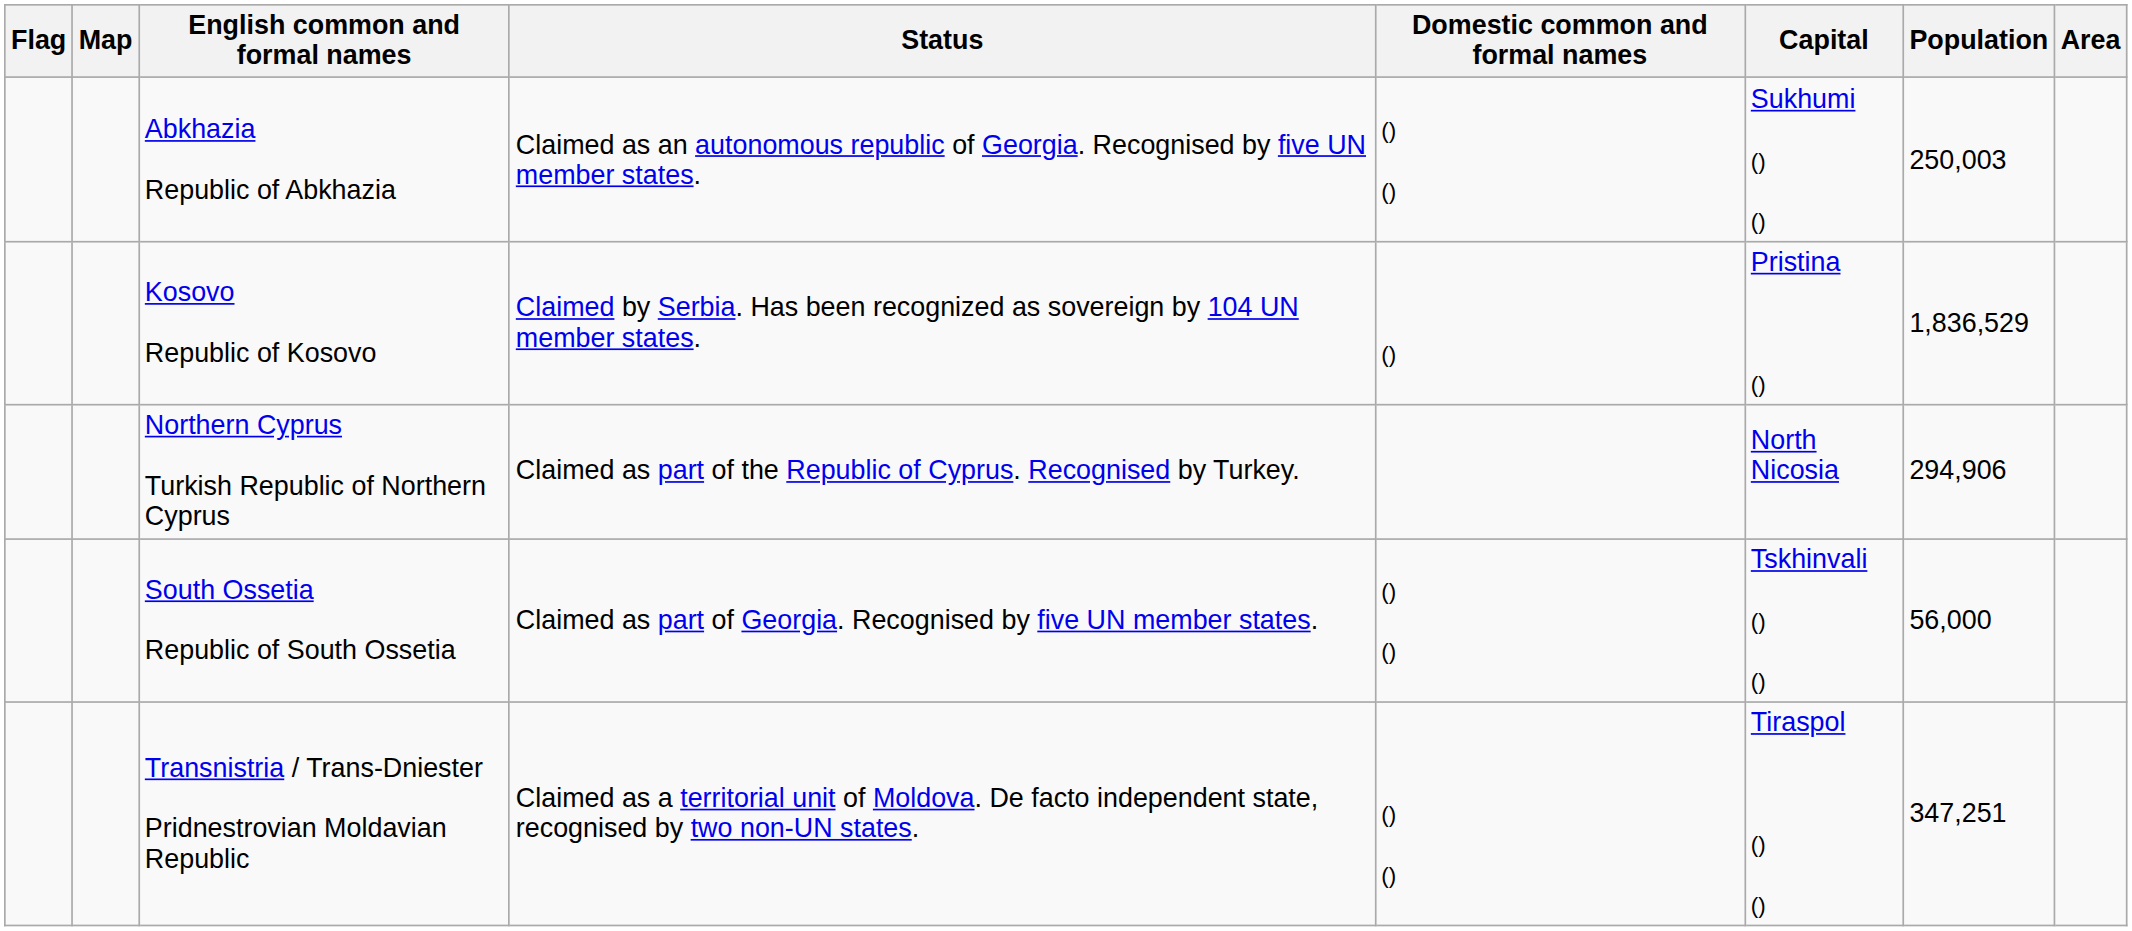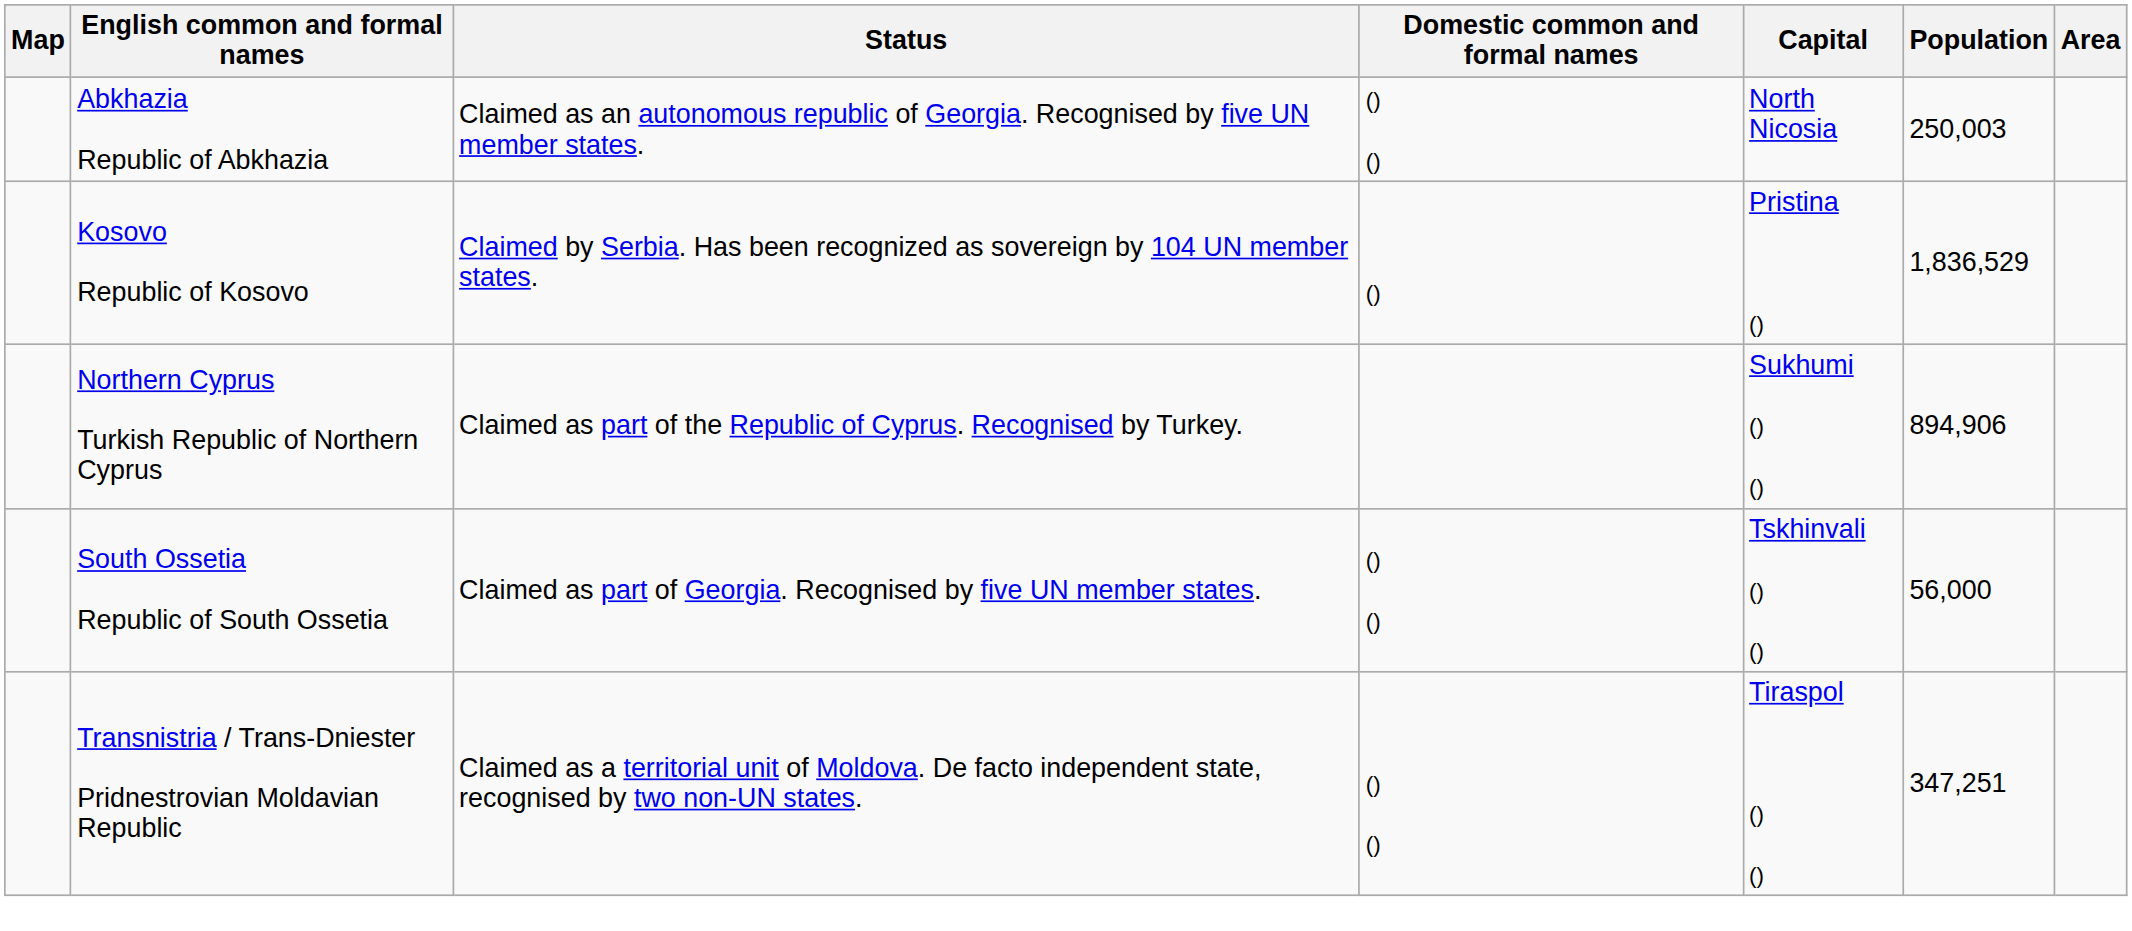- column: (39, 40)
(1803, 159) Sukhumi () () -> (1793, 113) North Nicosia
(1795, 456) North Nicosia -> (1801, 425) Sukhumi () ()
(1958, 471) 294,906 -> (1958, 425) 894,906
